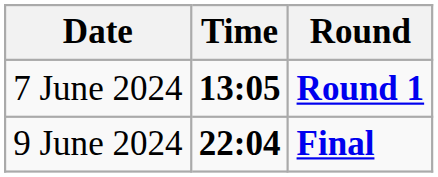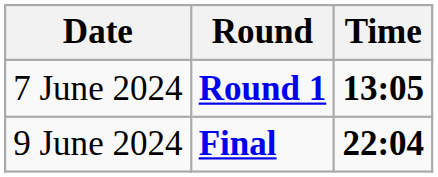columns swapped: (240, 32) <-> (360, 32)
